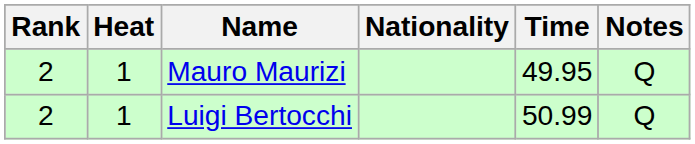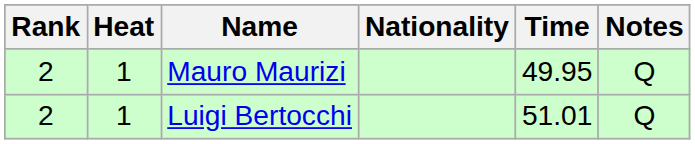(557, 116) 50.99 -> (557, 116) 51.01
